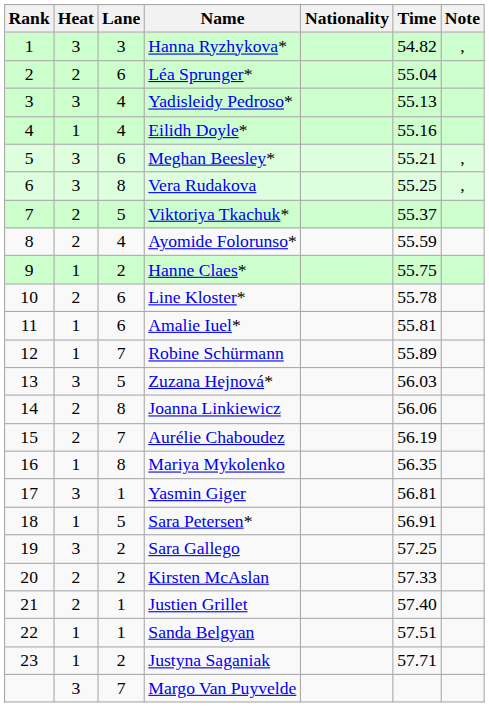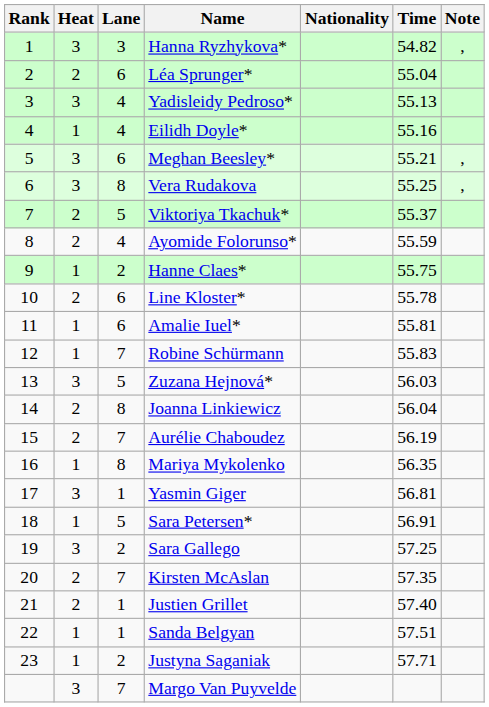(417, 353) 55.89 -> (417, 353) 55.83
(417, 409) 56.06 -> (417, 409) 56.04
(121, 576) 2 -> (121, 576) 7
(417, 576) 57.33 -> (417, 576) 57.35
